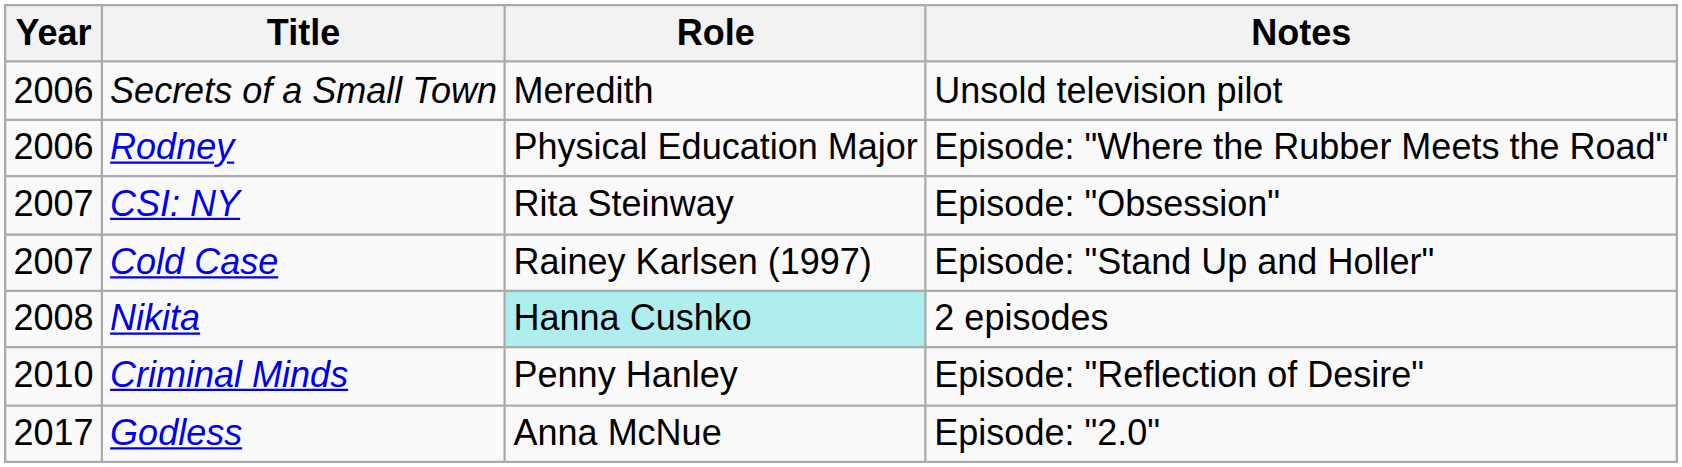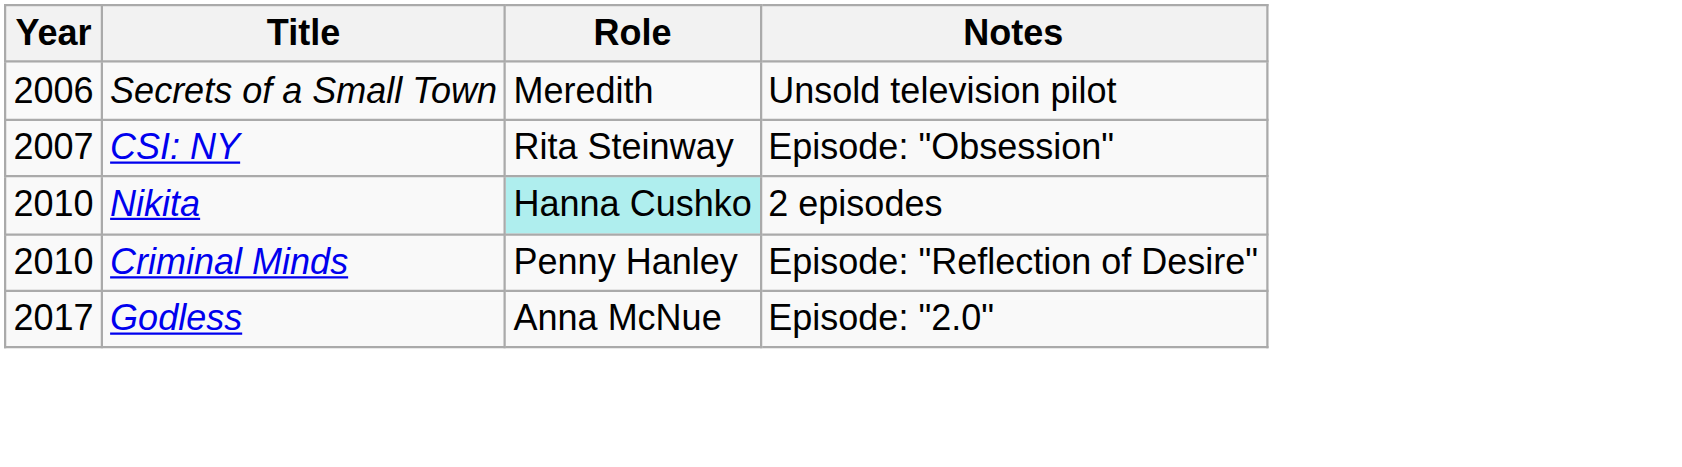- row: (172, 147)
- row: (194, 261)
(53, 318) 2008 -> (53, 204) 2010
